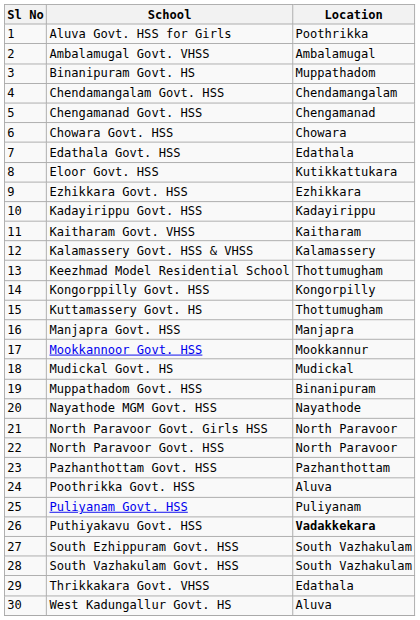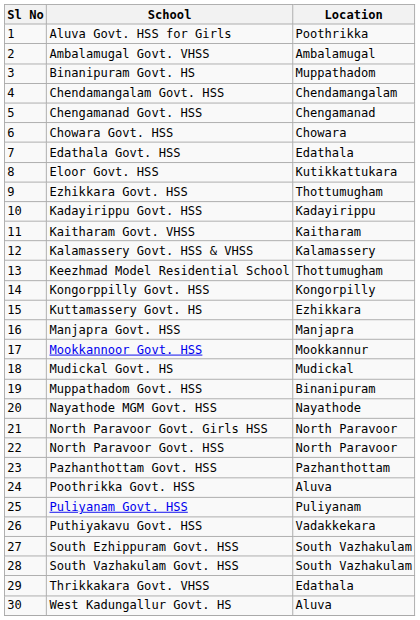(328, 192) Ezhikkara -> (339, 192) Thottumugham
(339, 310) Thottumugham -> (328, 310) Ezhikkara
(335, 527) bold -> (335, 527) normal
